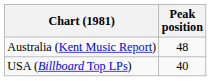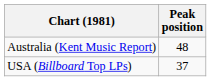(182, 66) 40 -> (182, 66) 37
